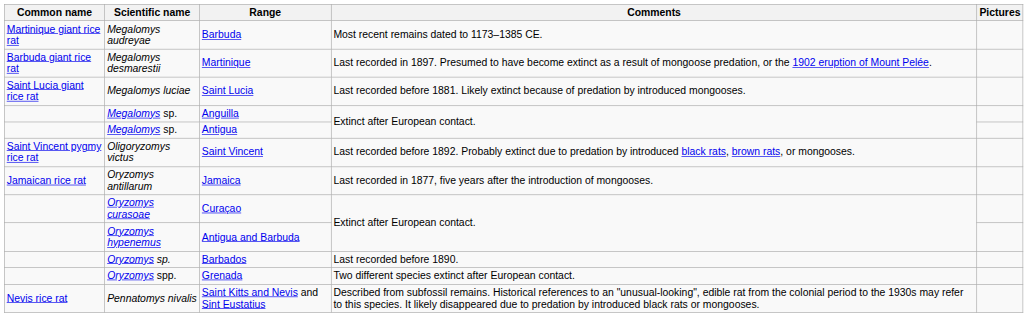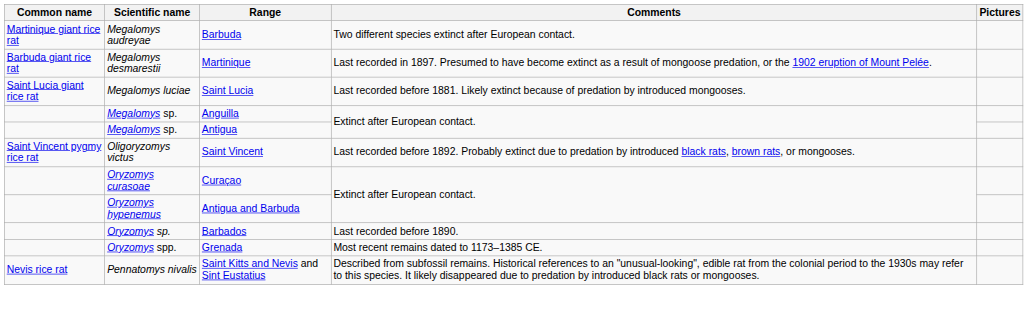(438, 35) Most recent remains dated to 1173–1385 CE. -> (454, 35) Two different species extinct after European contact.
- row: (221, 180)
(454, 276) Two different species extinct after European contact. -> (438, 247) Most recent remains dated to 1173–1385 CE.
